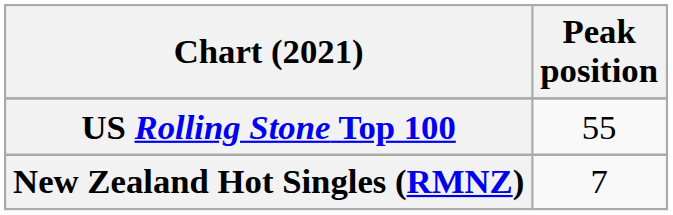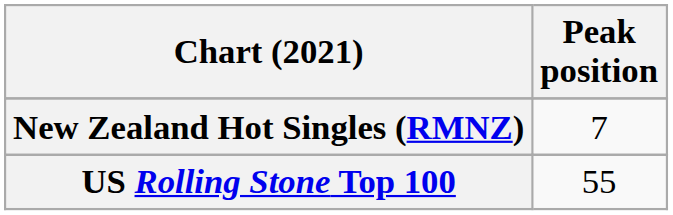rows swapped: (269, 181) <-> (269, 126)
